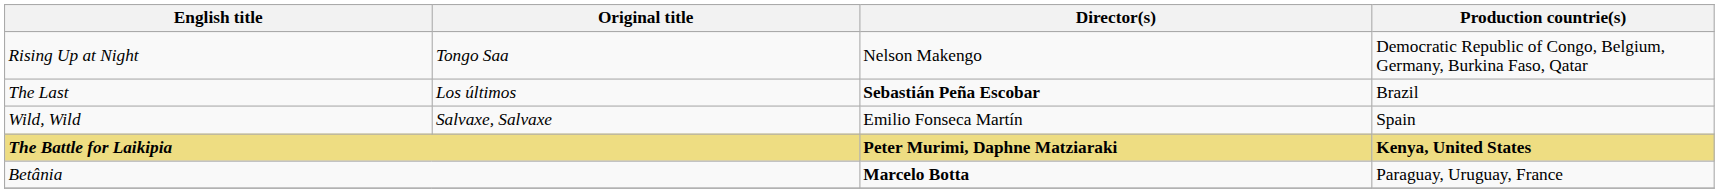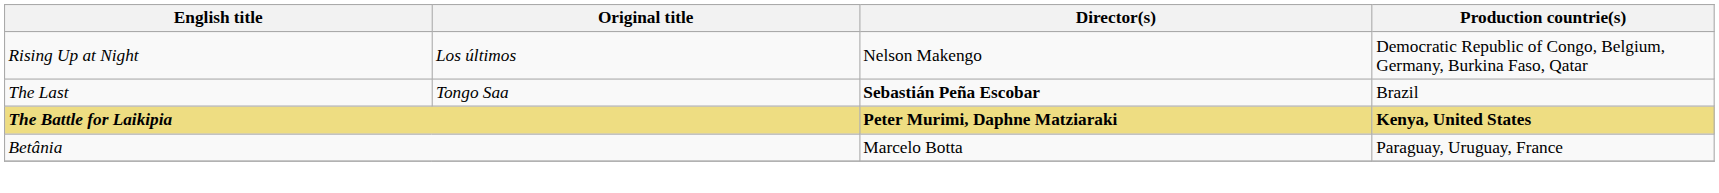(472, 55) Tongo Saa -> (476, 55) Los últimos
(476, 92) Los últimos -> (472, 92) Tongo Saa
- row: (45, 119)
(916, 174) bold -> (913, 147) normal
